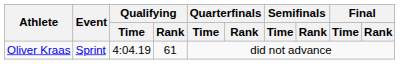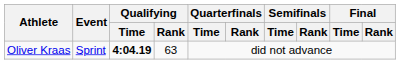(132, 50) normal -> (132, 50) bold
(170, 50) 61 -> (171, 50) 63
